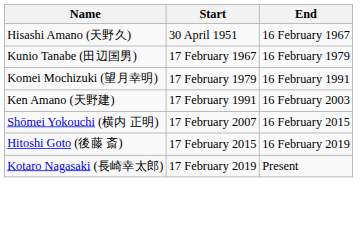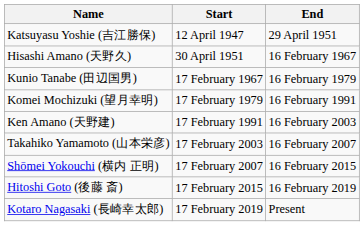+ row: (81, 34)
+ row: (88, 143)
